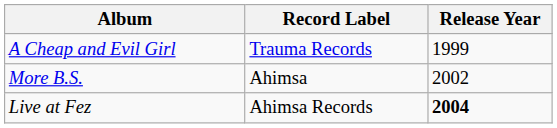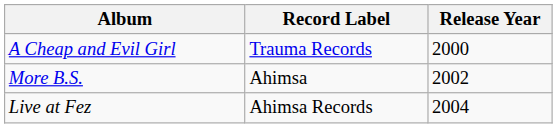(451, 48) 1999 -> (451, 48) 2000
(451, 107) bold -> (451, 107) normal
